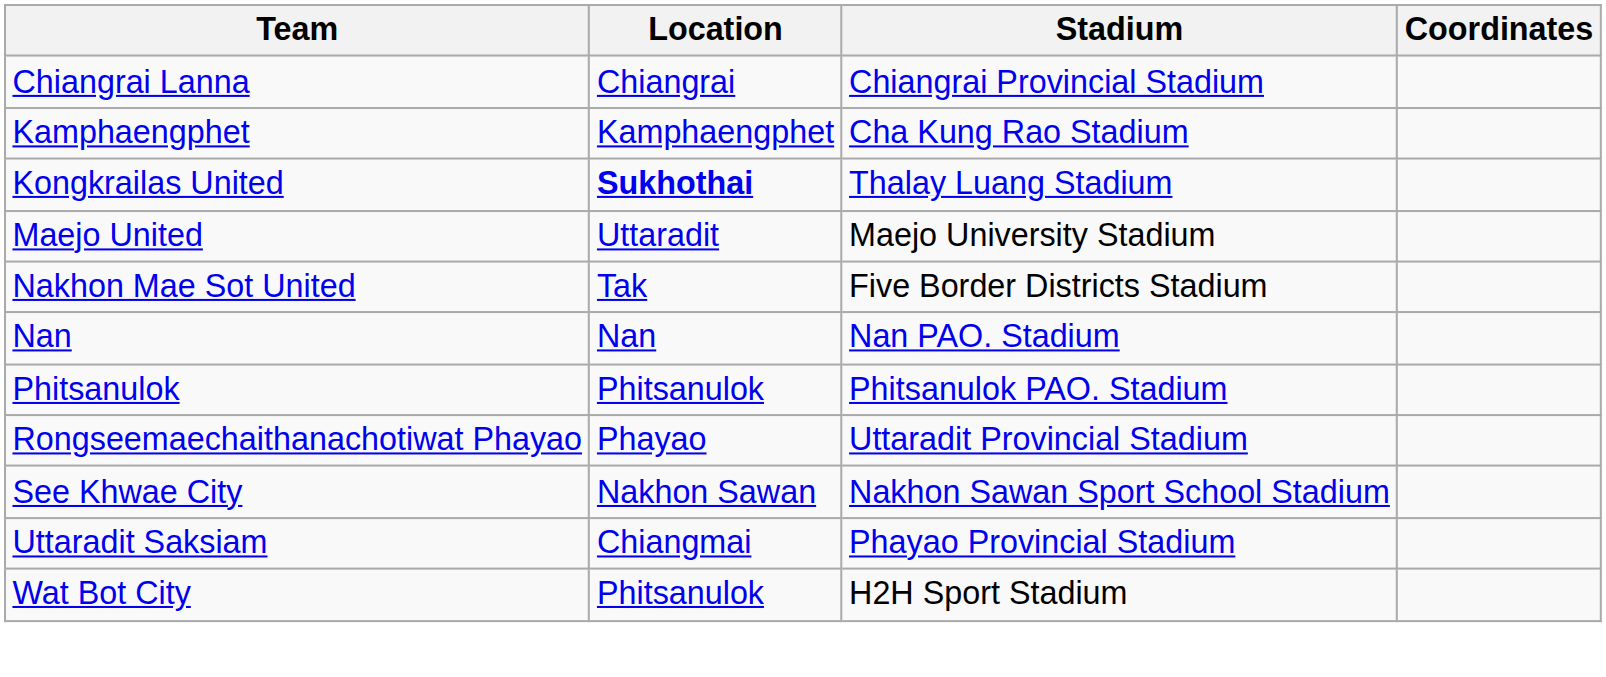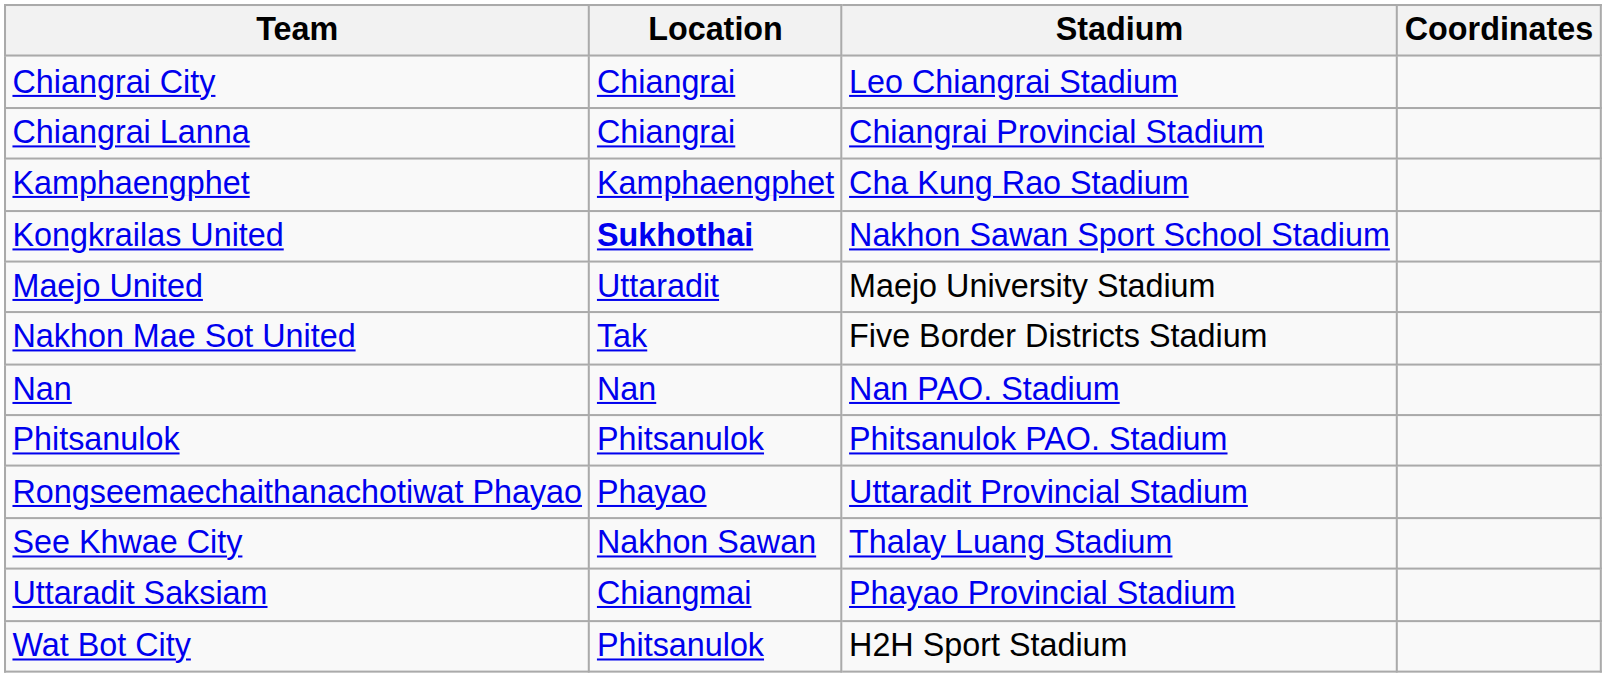+ row: (114, 81)
(1011, 183) Thalay Luang Stadium -> (1119, 235) Nakhon Sawan Sport School Stadium
(1119, 491) Nakhon Sawan Sport School Stadium -> (1011, 542) Thalay Luang Stadium
